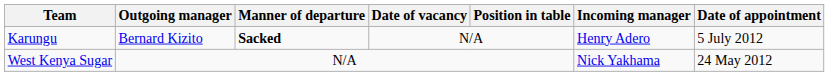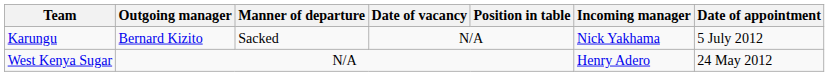(260, 37) bold -> (258, 37) normal
(614, 37) Henry Adero -> (618, 37) Nick Yakhama
(618, 60) Nick Yakhama -> (614, 60) Henry Adero
